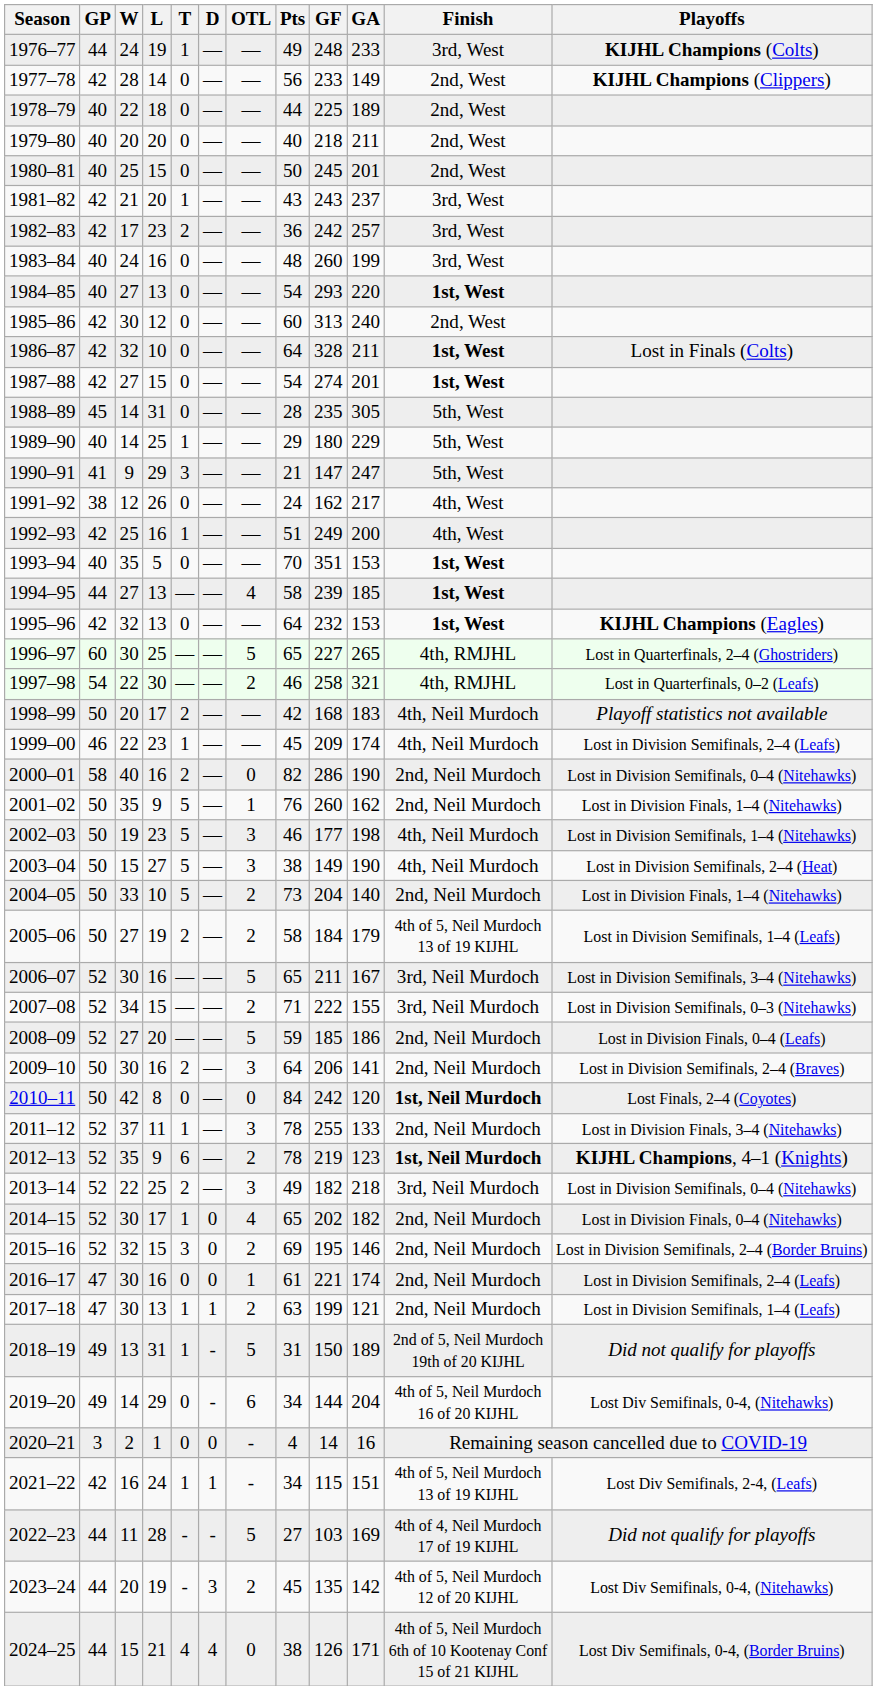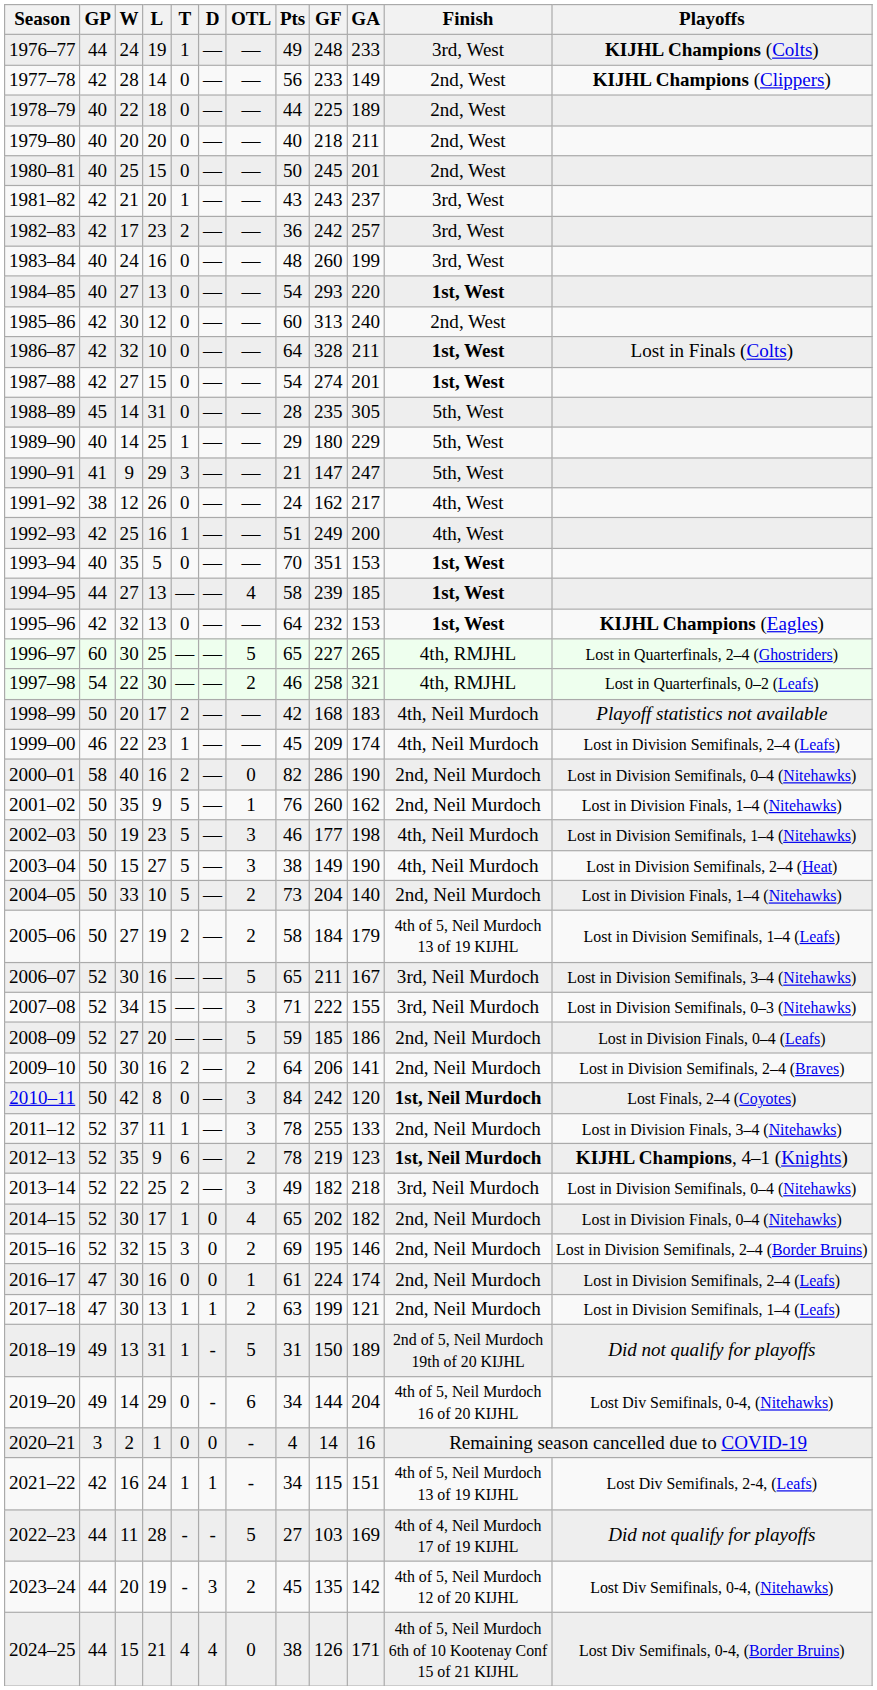(251, 1007) 2 -> (251, 1007) 3
(251, 1067) 3 -> (251, 1067) 2
(251, 1097) 0 -> (251, 1097) 3
(328, 1279) 221 -> (328, 1279) 224
